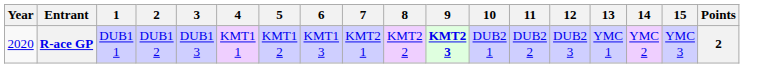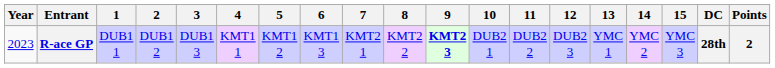+ column: (713, 14)
(21, 44) 2020 -> (21, 44) 2023
